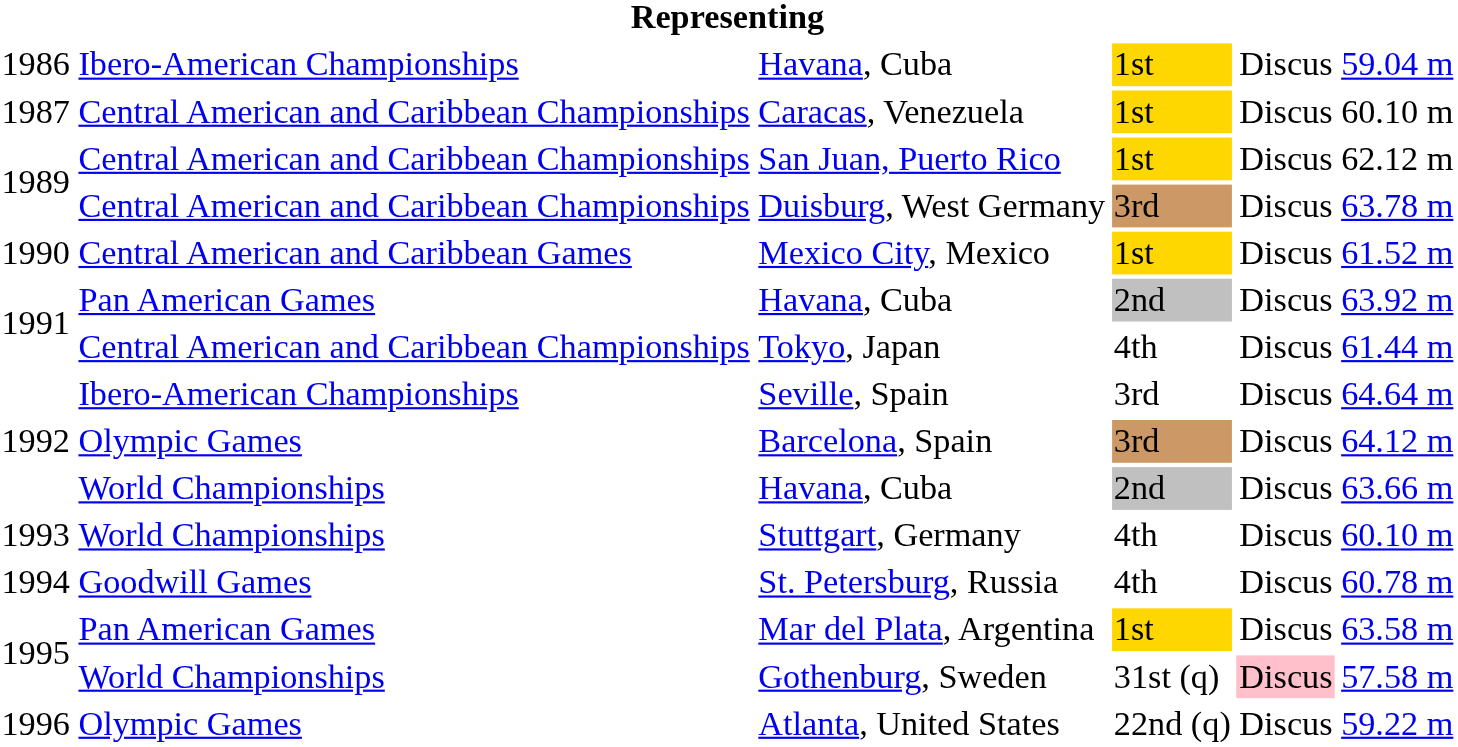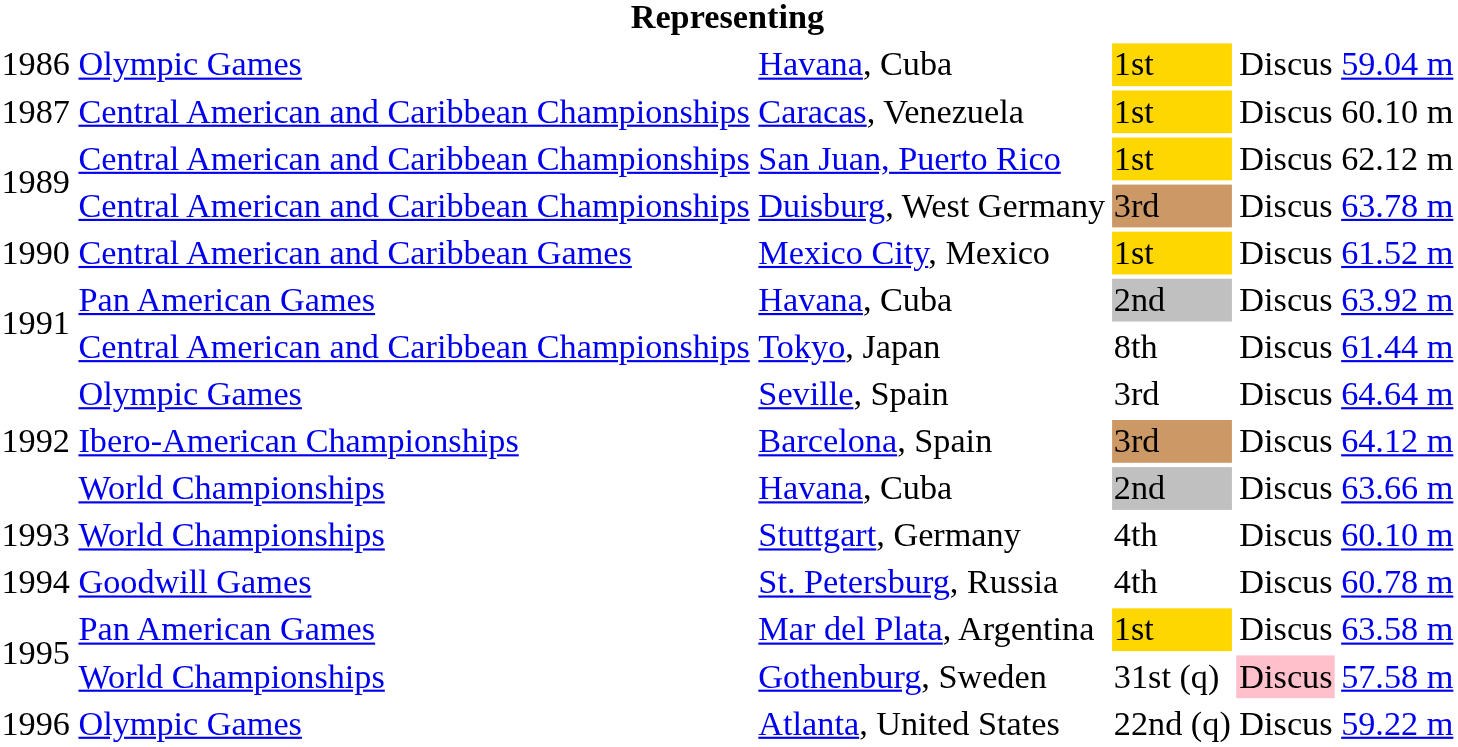(299, 64) Ibero-American Championships -> (190, 64) Olympic Games
(1136, 346) 4th -> (1136, 346) 8th
(299, 393) Ibero-American Championships -> (190, 393) Olympic Games
(190, 440) Olympic Games -> (299, 440) Ibero-American Championships
